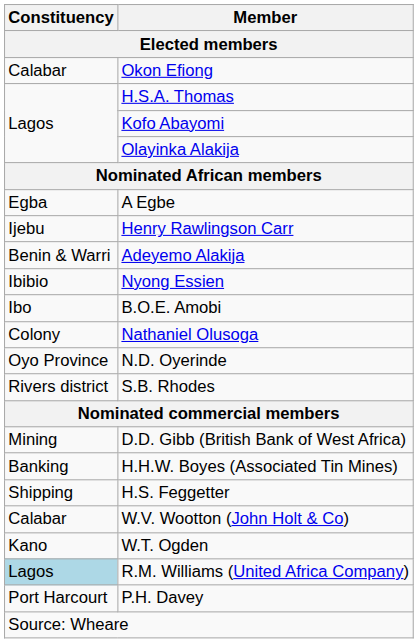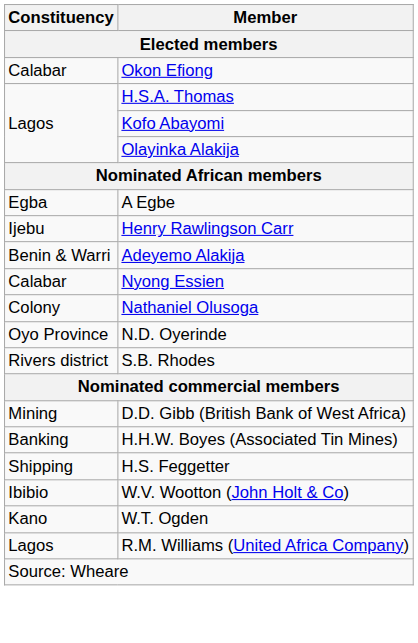(28, 281) Ibibio -> (37, 281) Calabar
- row: (171, 307)
(37, 519) Calabar -> (28, 492) Ibibio
(31, 571) lightblue background -> (31, 545) no background
- row: (162, 598)
